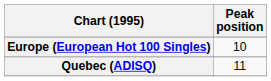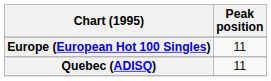(240, 47) 10 -> (240, 47) 11
